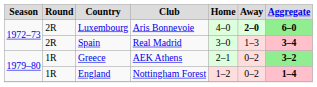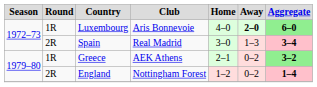(51, 27) 2R -> (51, 27) 1R
(51, 74) 1R -> (51, 74) 2R
